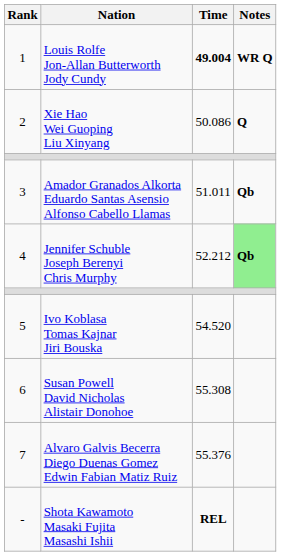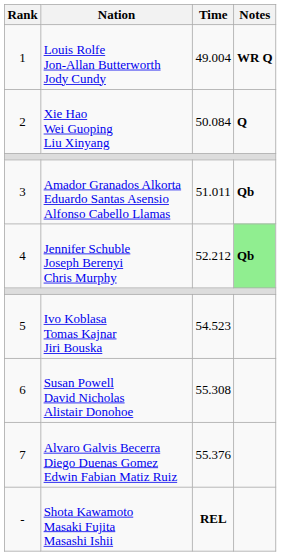(213, 57) bold -> (213, 57) normal
(213, 121) 50.086 -> (213, 121) 50.084
(213, 326) 54.520 -> (213, 326) 54.523
